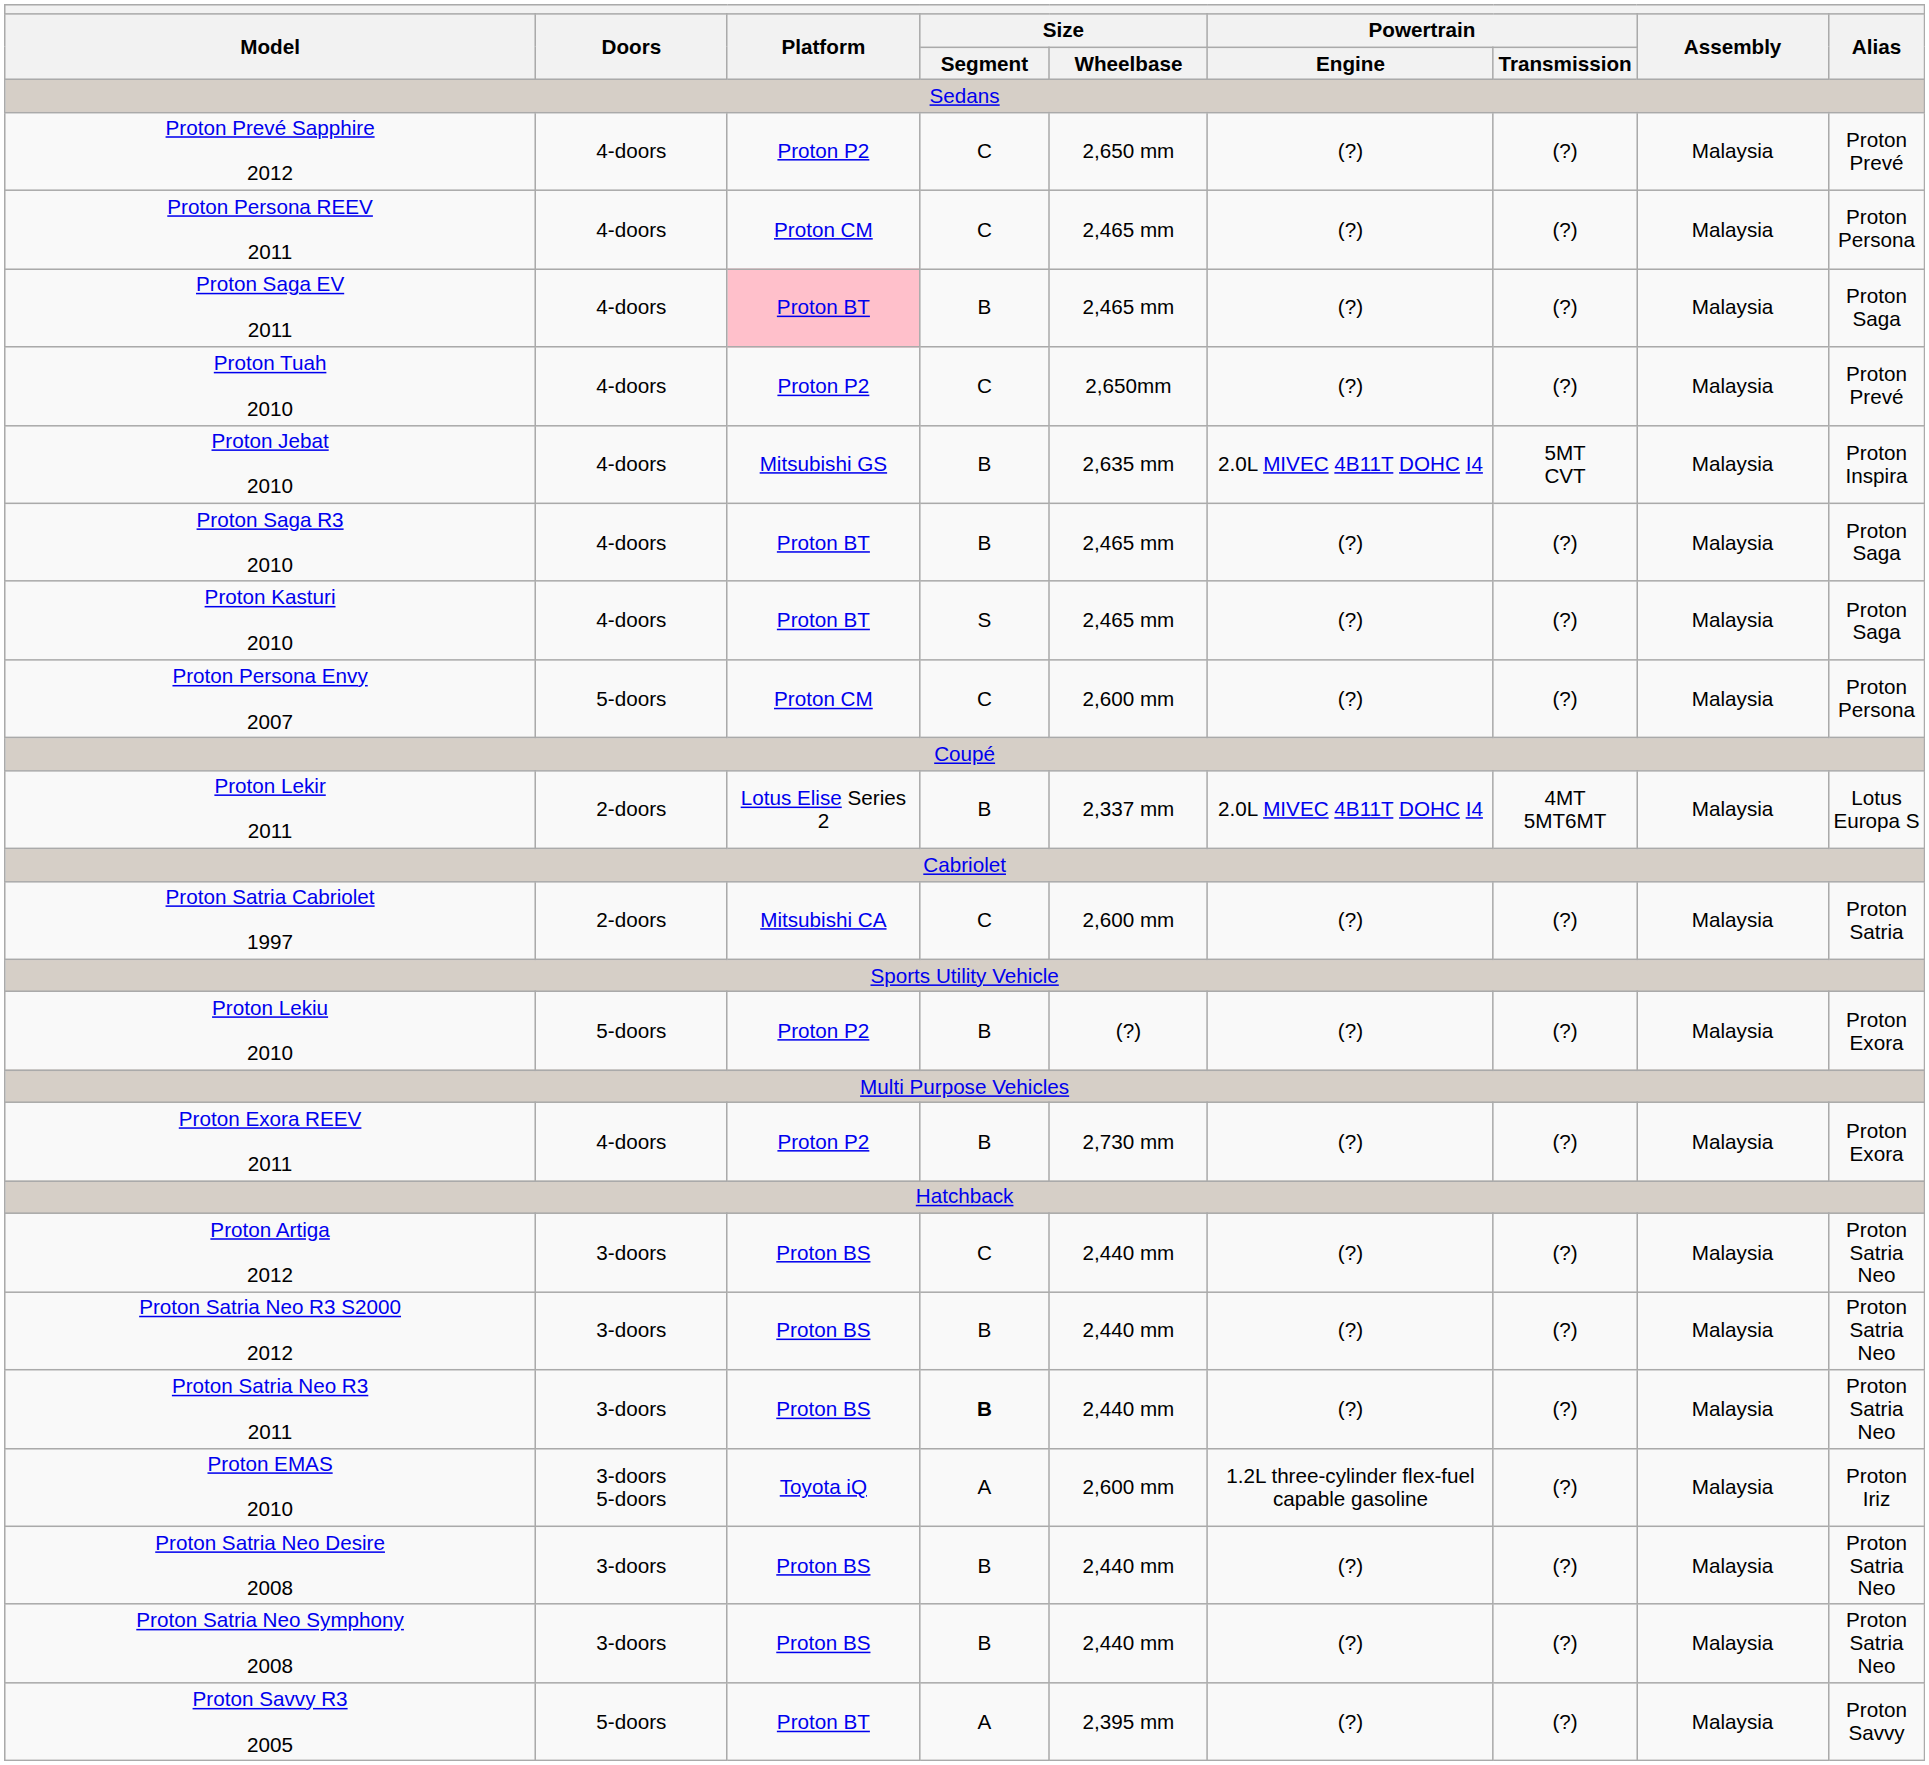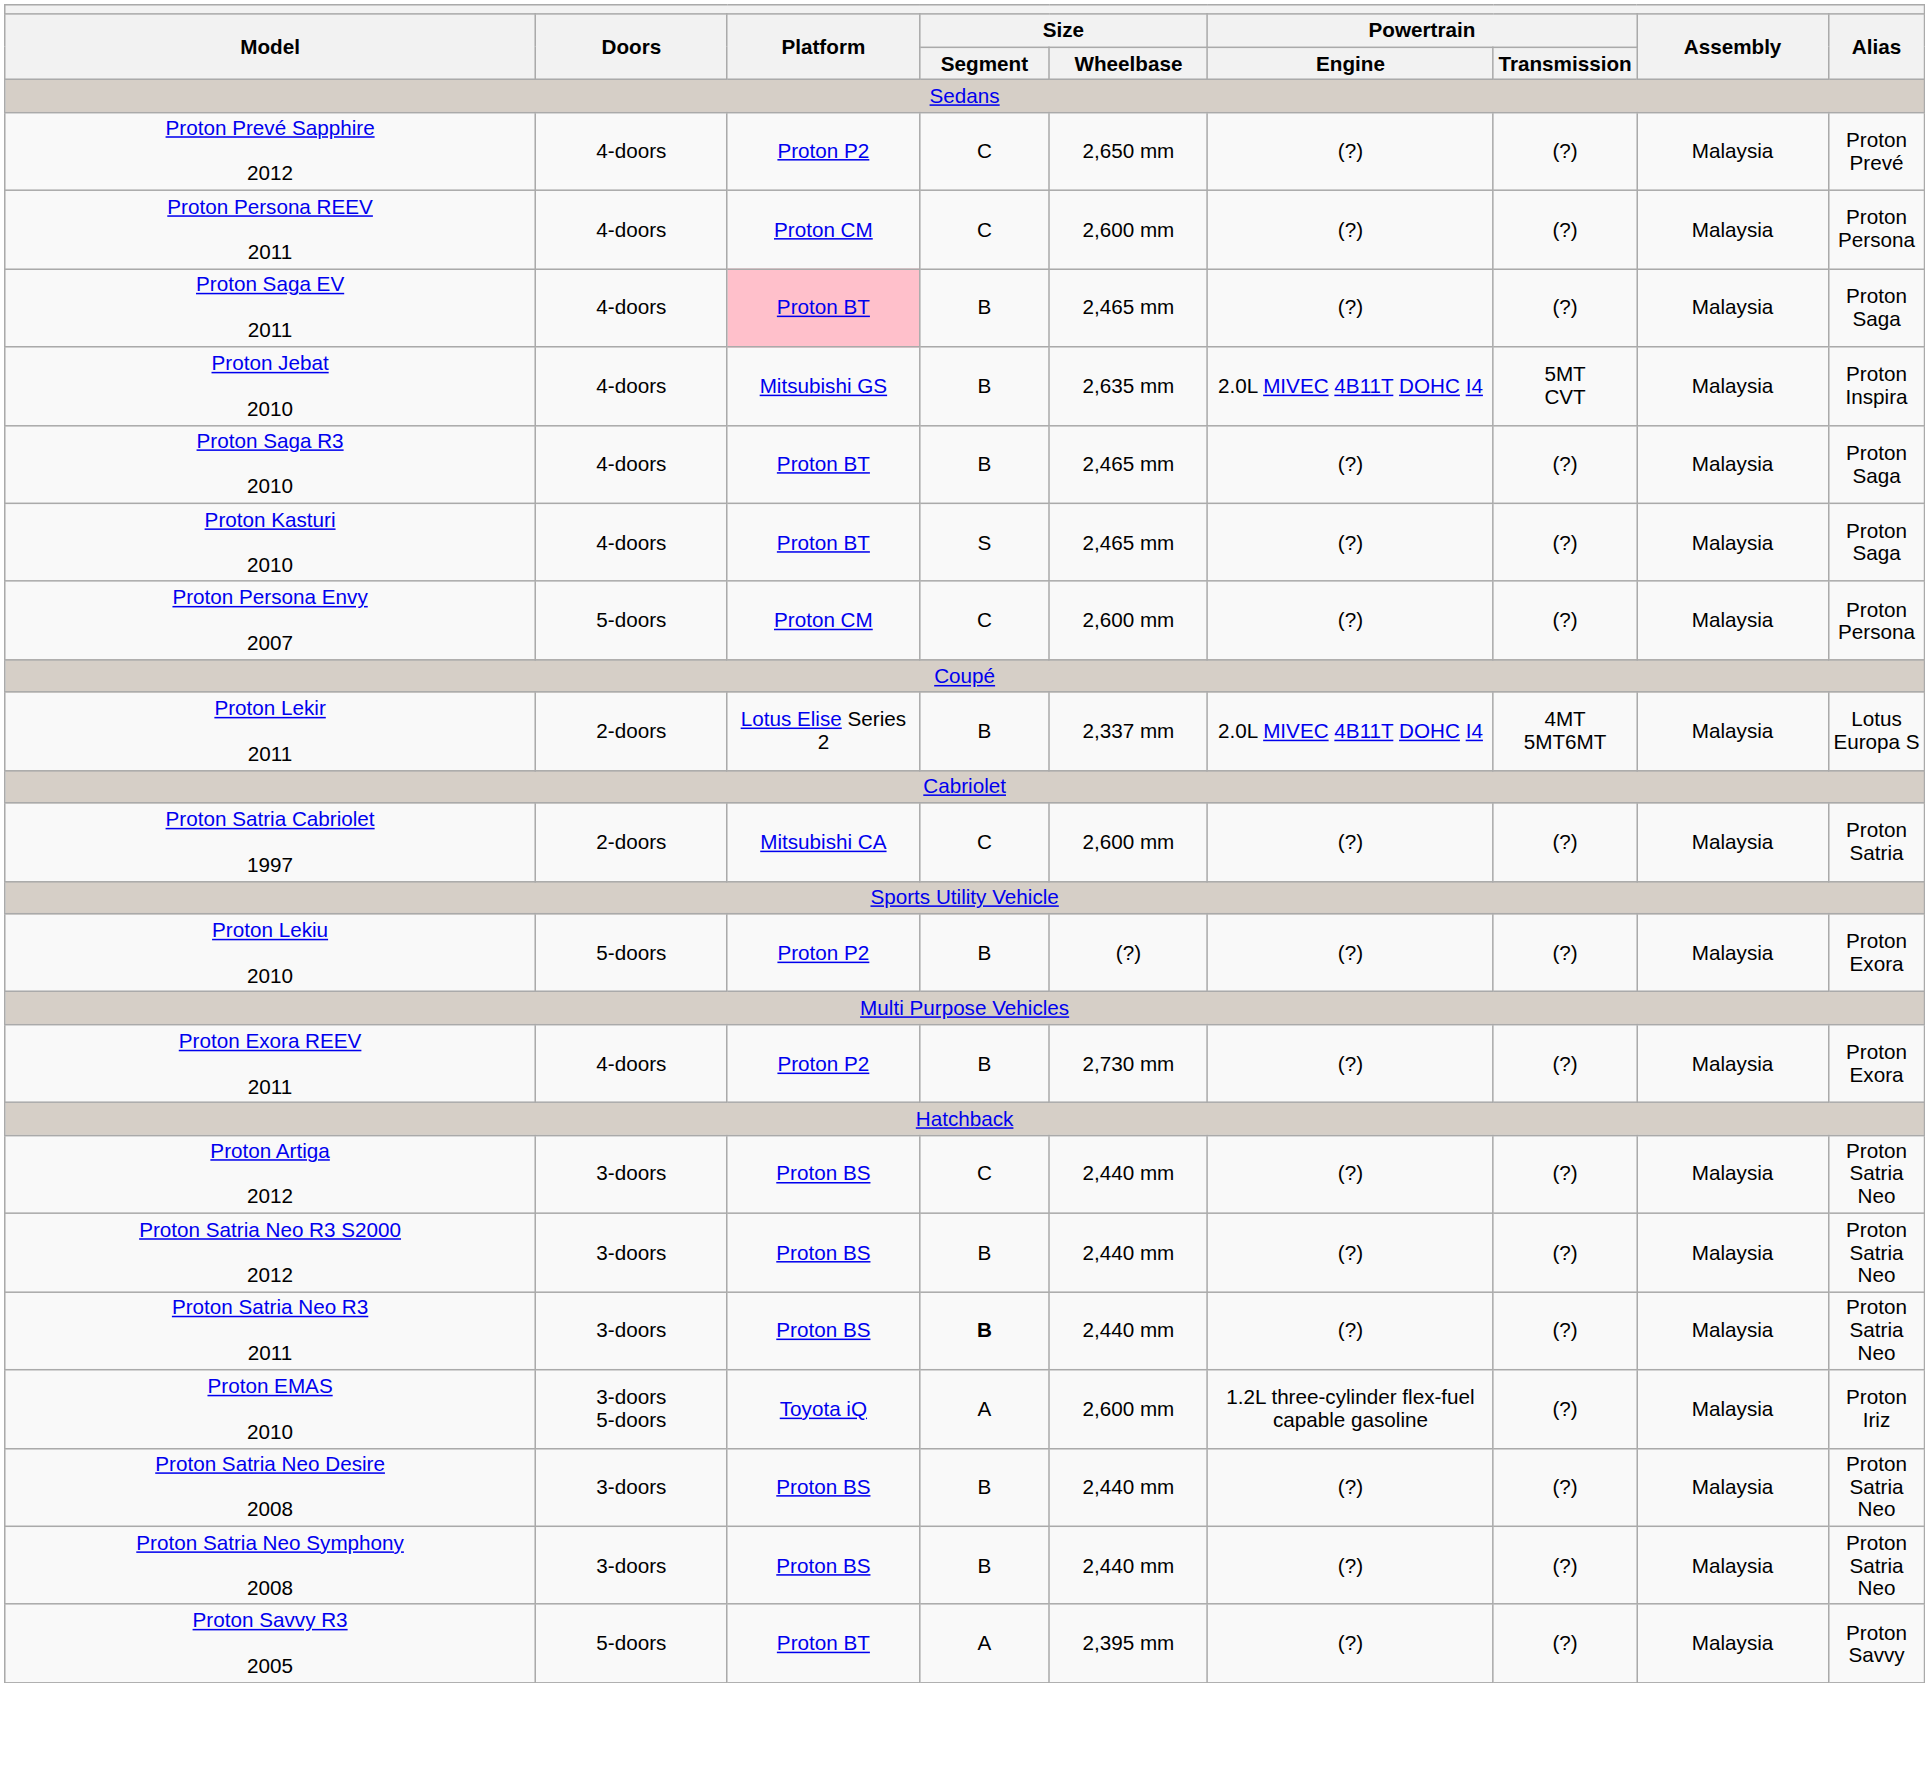(1128, 229) 2,465 mm -> (1128, 229) 2,600 mm
- row: (270, 386)
